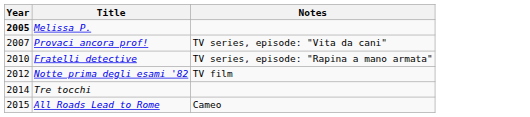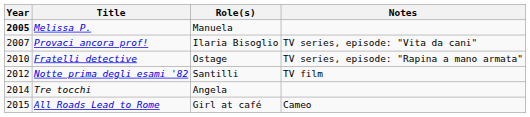+ column: (236, 12)
